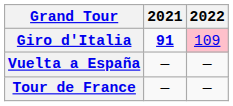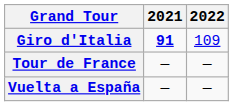(207, 40) pink background -> (207, 40) no background
rows swapped: (74, 88) <-> (74, 64)
